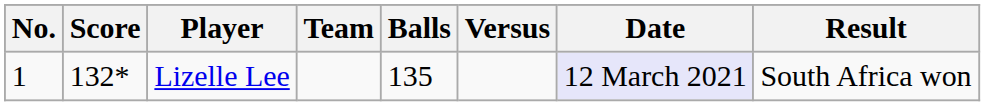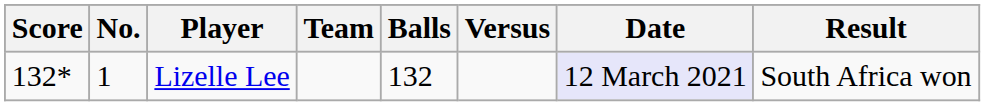columns swapped: (34, 28) <-> (105, 28)
(410, 75) 135 -> (410, 75) 132
